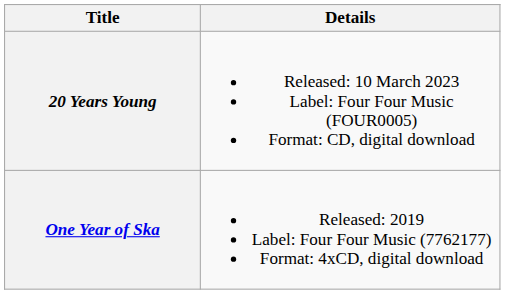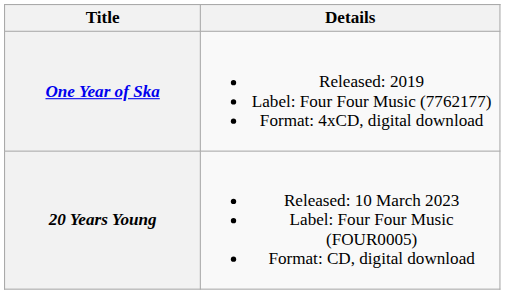rows swapped: (103, 229) <-> (103, 100)
